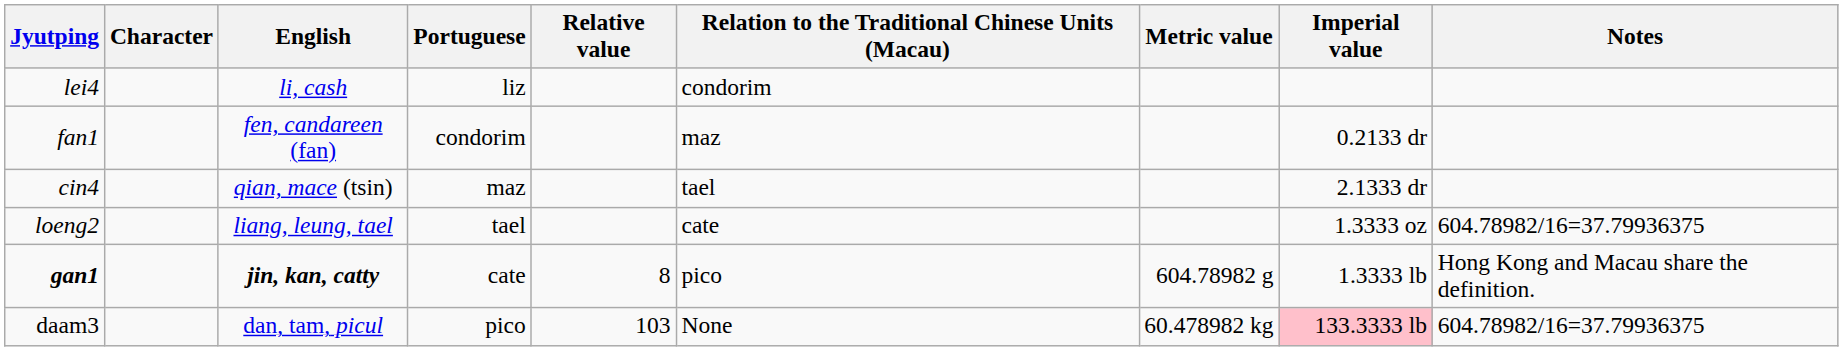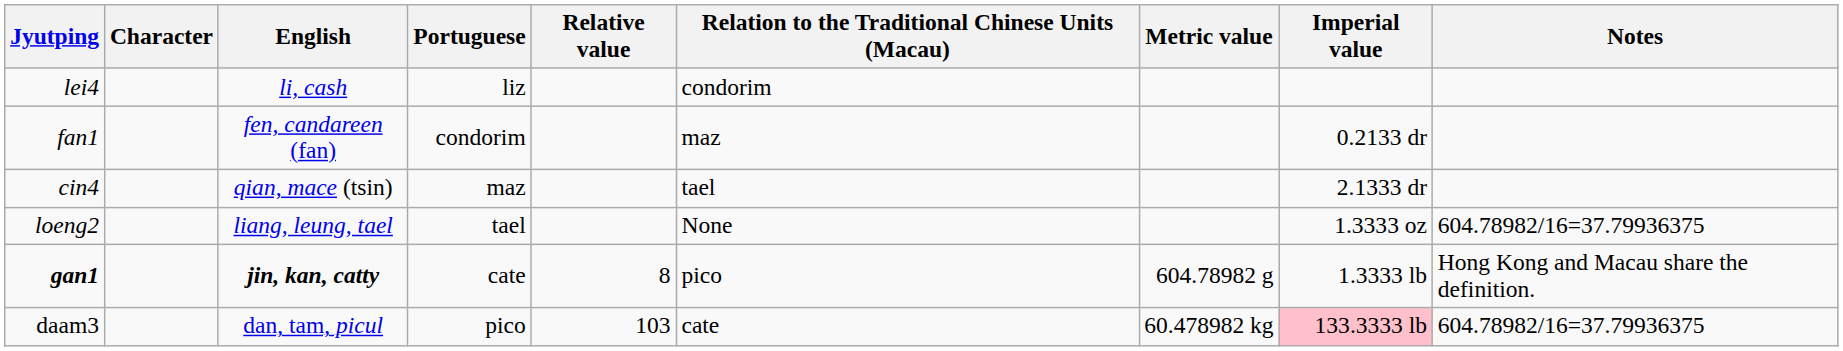(700, 225) cate -> (707, 225) None
(707, 326) None -> (700, 326) cate
